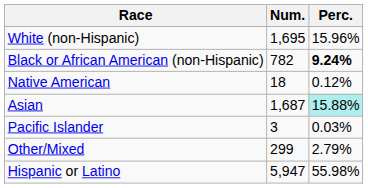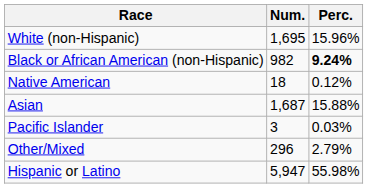(282, 60) 782 -> (282, 60) 982
(336, 104) paleturquoise background -> (336, 104) no background
(282, 149) 299 -> (282, 149) 296
